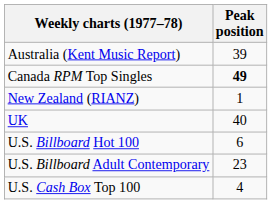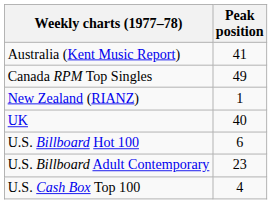(240, 53) 39 -> (240, 53) 41
(240, 76) bold -> (240, 76) normal
